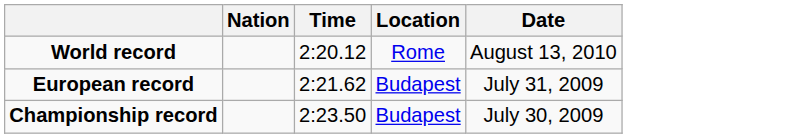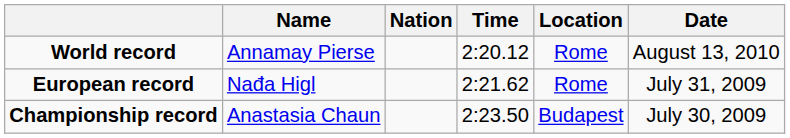+ column: (304, 20)
(418, 84) Budapest -> (581, 84) Rome
